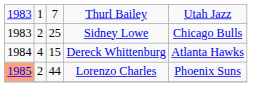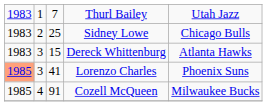(19, 52) 1984 -> (19, 52) 1983
(40, 52) 4 -> (40, 52) 3
(40, 71) 2 -> (40, 71) 3
(55, 71) 44 -> (55, 71) 41
+ row: (116, 91)
